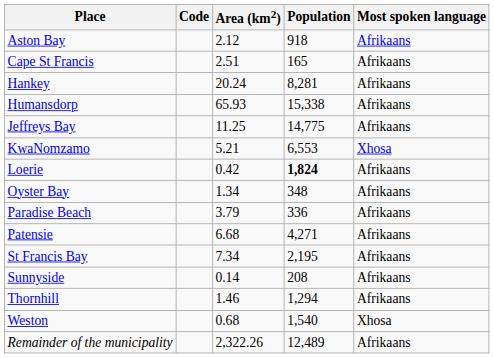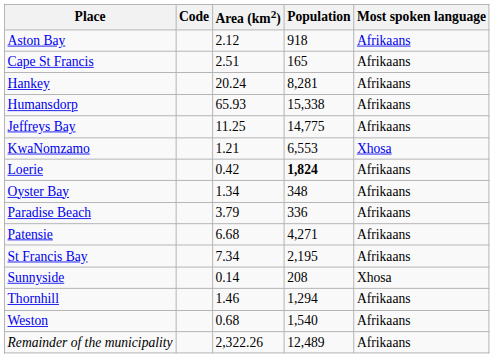(227, 148) 5.21 -> (227, 148) 1.21
(384, 277) Afrikaans -> (374, 277) Xhosa
(374, 320) Xhosa -> (384, 320) Afrikaans
